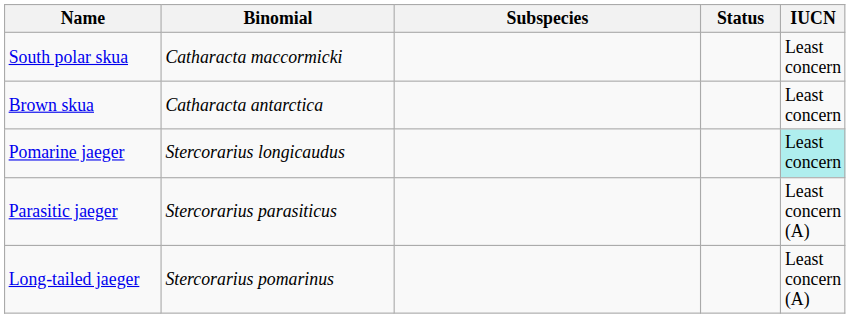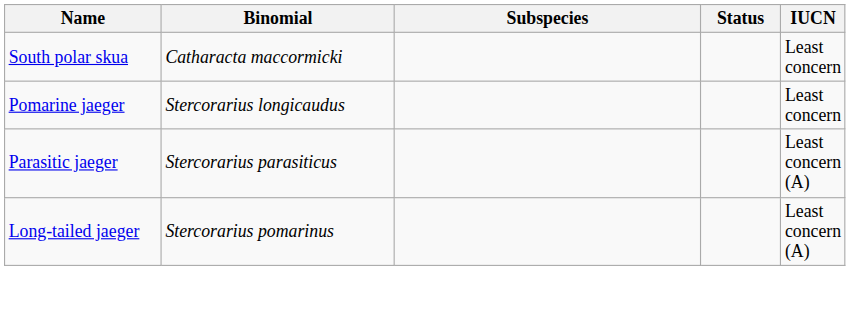- row: (51, 104)
(813, 153) paleturquoise background -> (813, 104) no background
